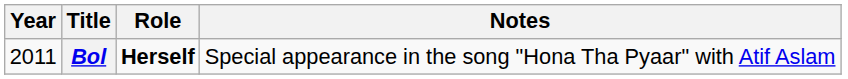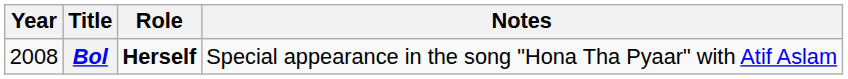(33, 56) 2011 -> (34, 56) 2008
